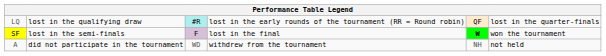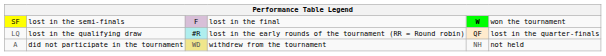rows swapped: (15, 22) <-> (15, 33)
(196, 45) no background -> (196, 45) khaki background
